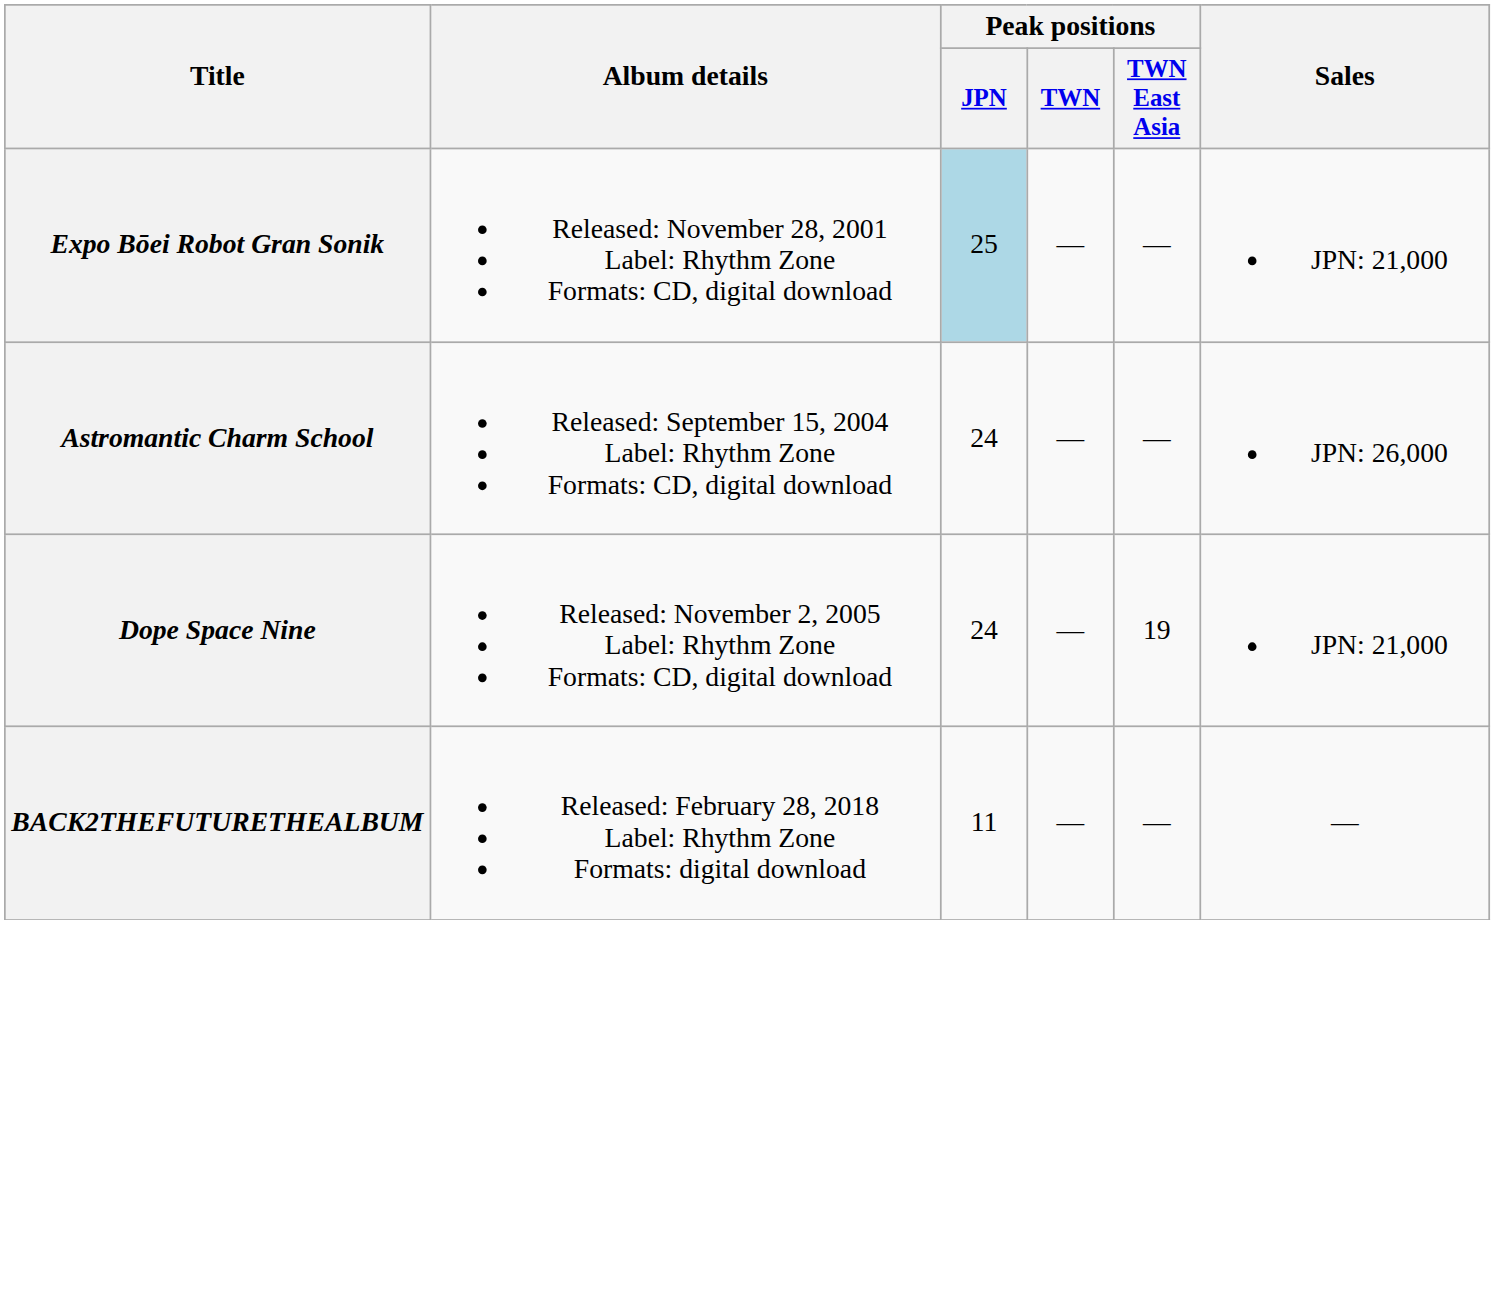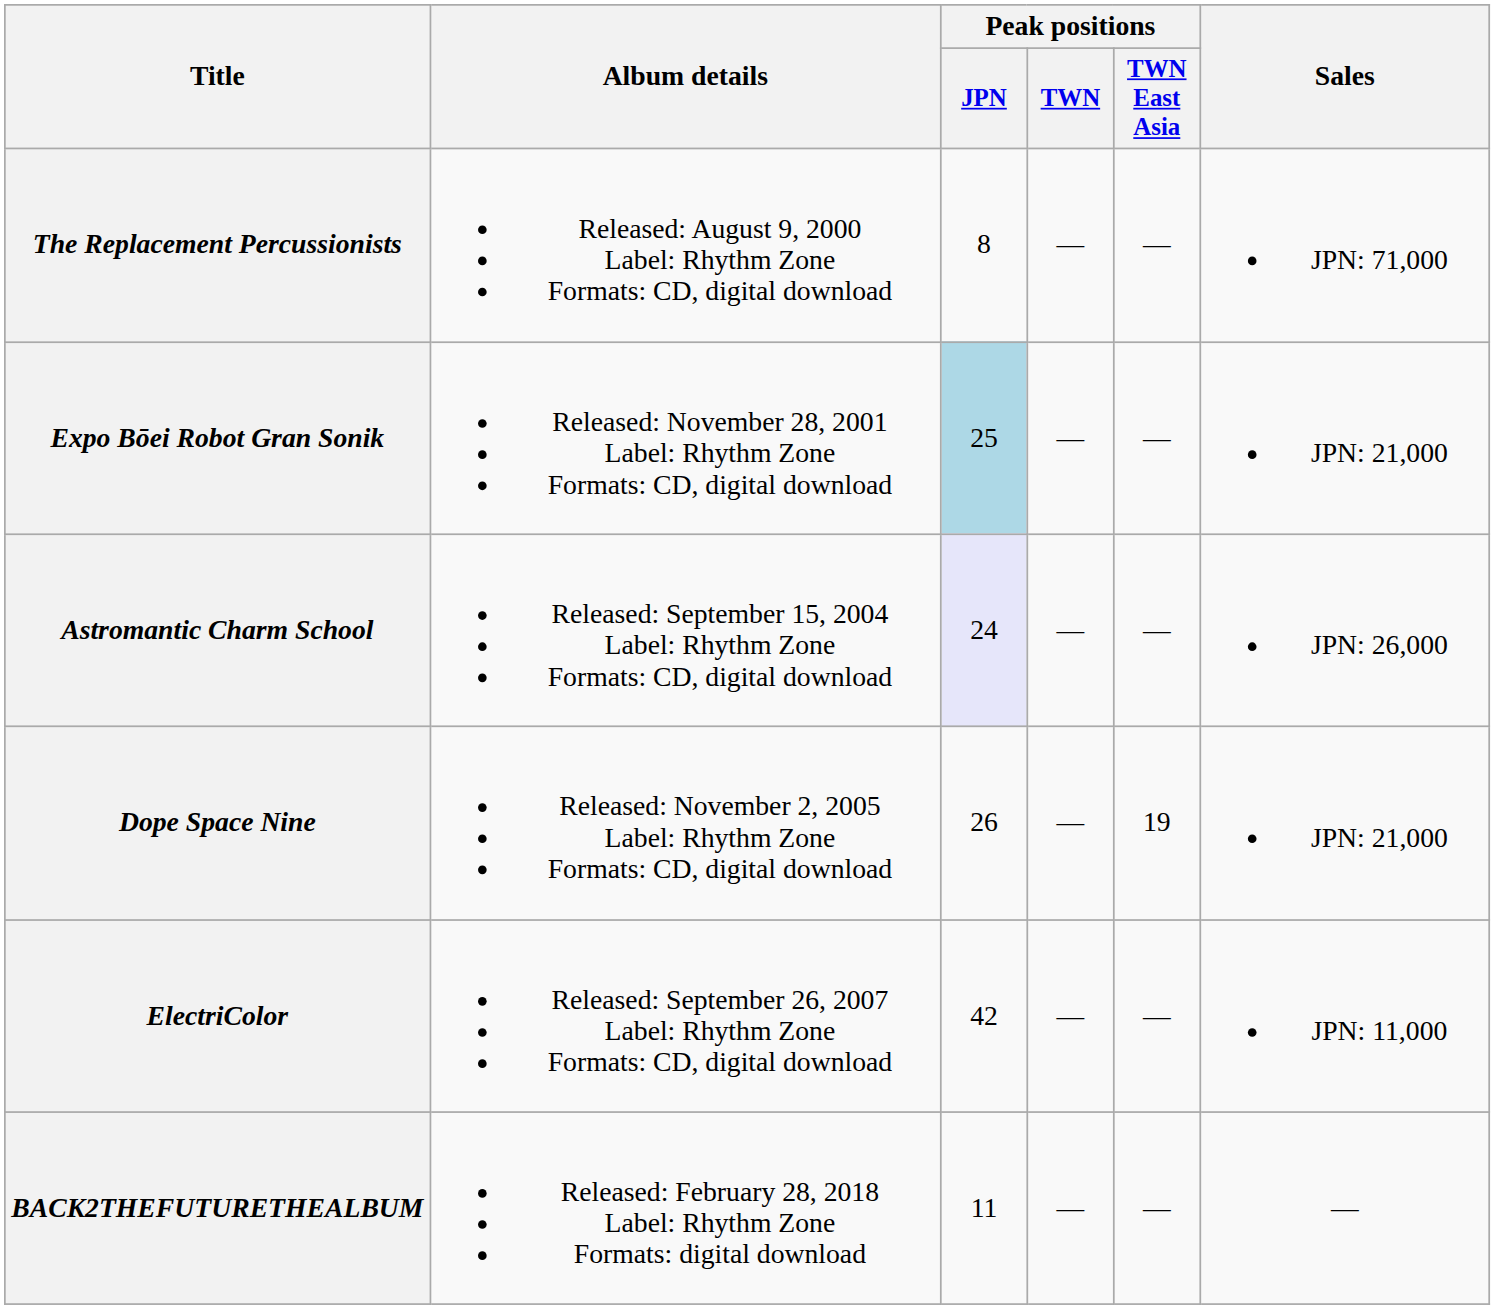+ row: (217, 244)
(984, 437) no background -> (984, 630) lavender background
(984, 630) 24 -> (984, 822) 26
+ row: (217, 1015)
